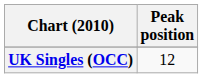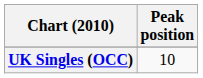(167, 60) 12 -> (167, 60) 10
